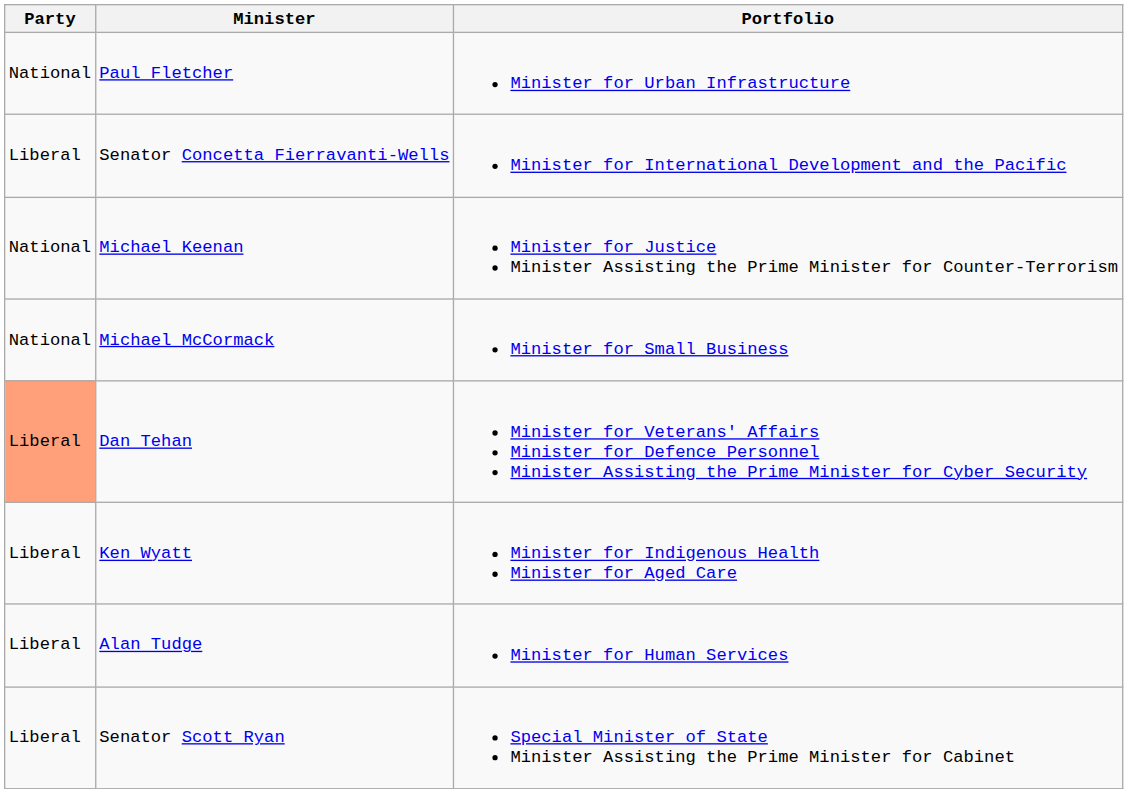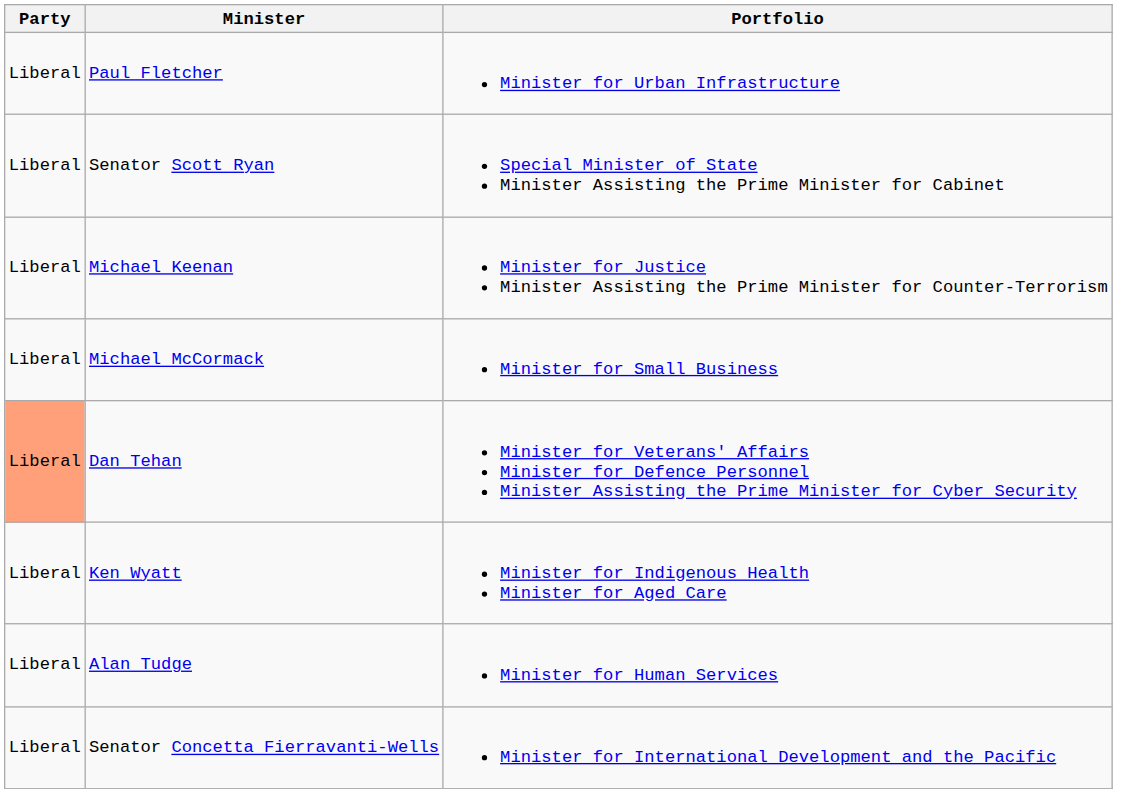(50, 74) National -> (45, 74) Liberal
rows swapped: (274, 156) <-> (192, 737)
(50, 248) National -> (45, 268) Liberal
(50, 340) National -> (45, 360) Liberal
